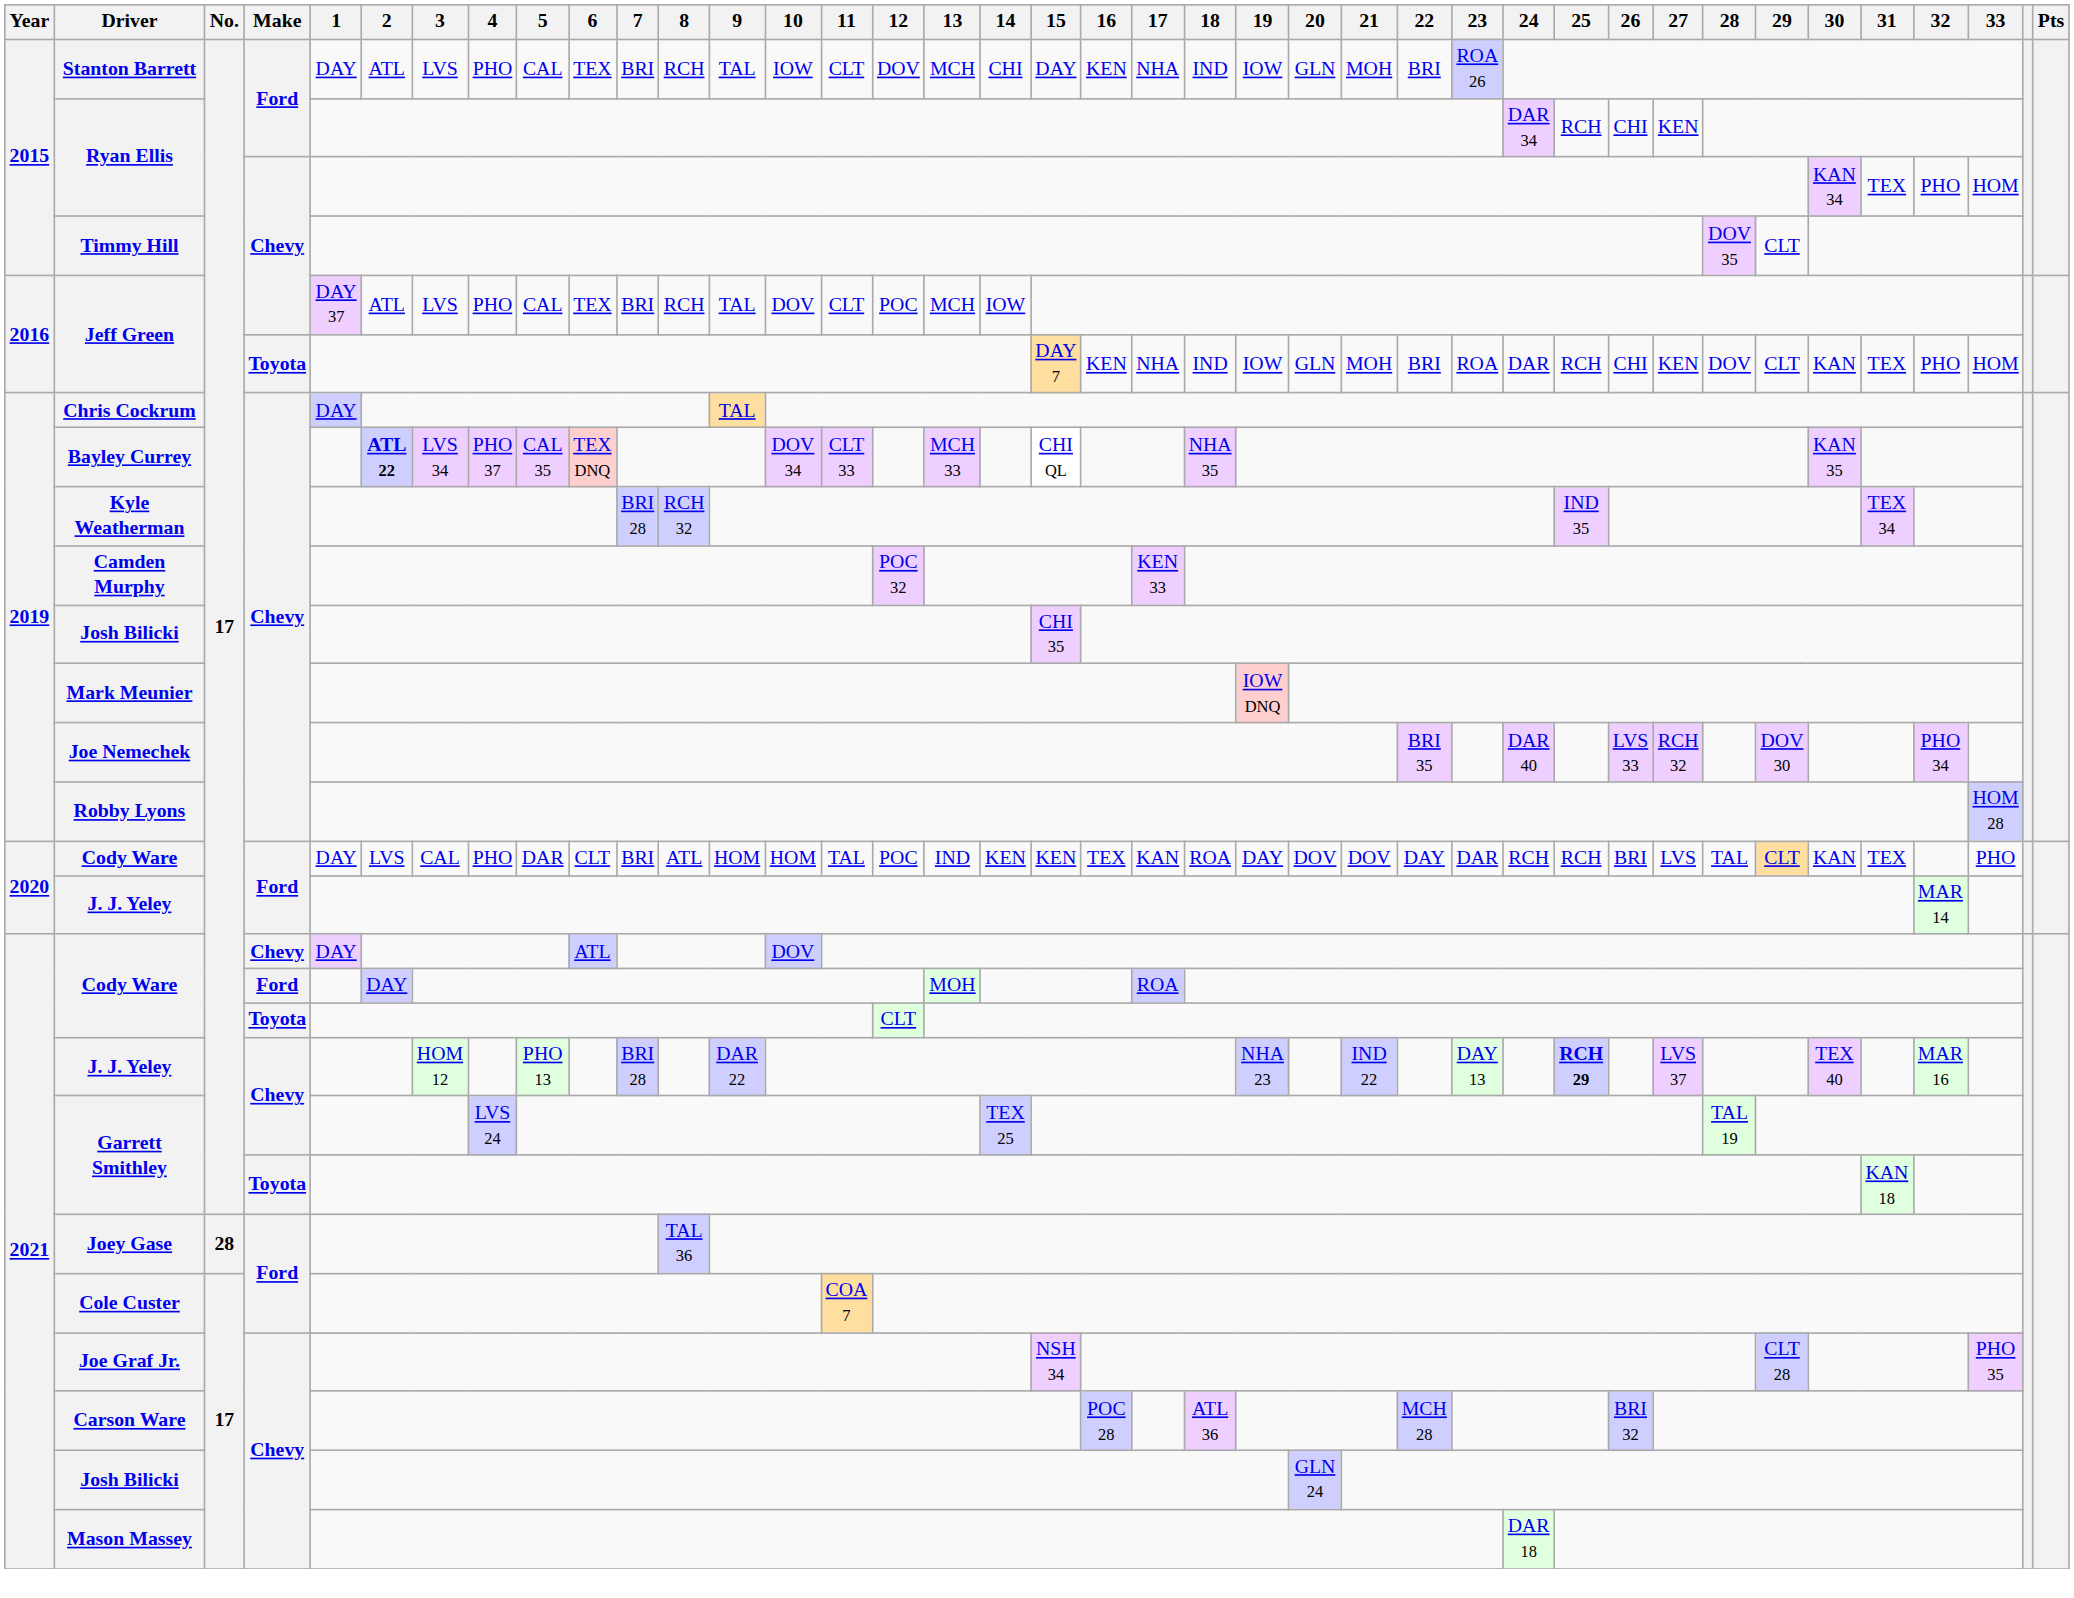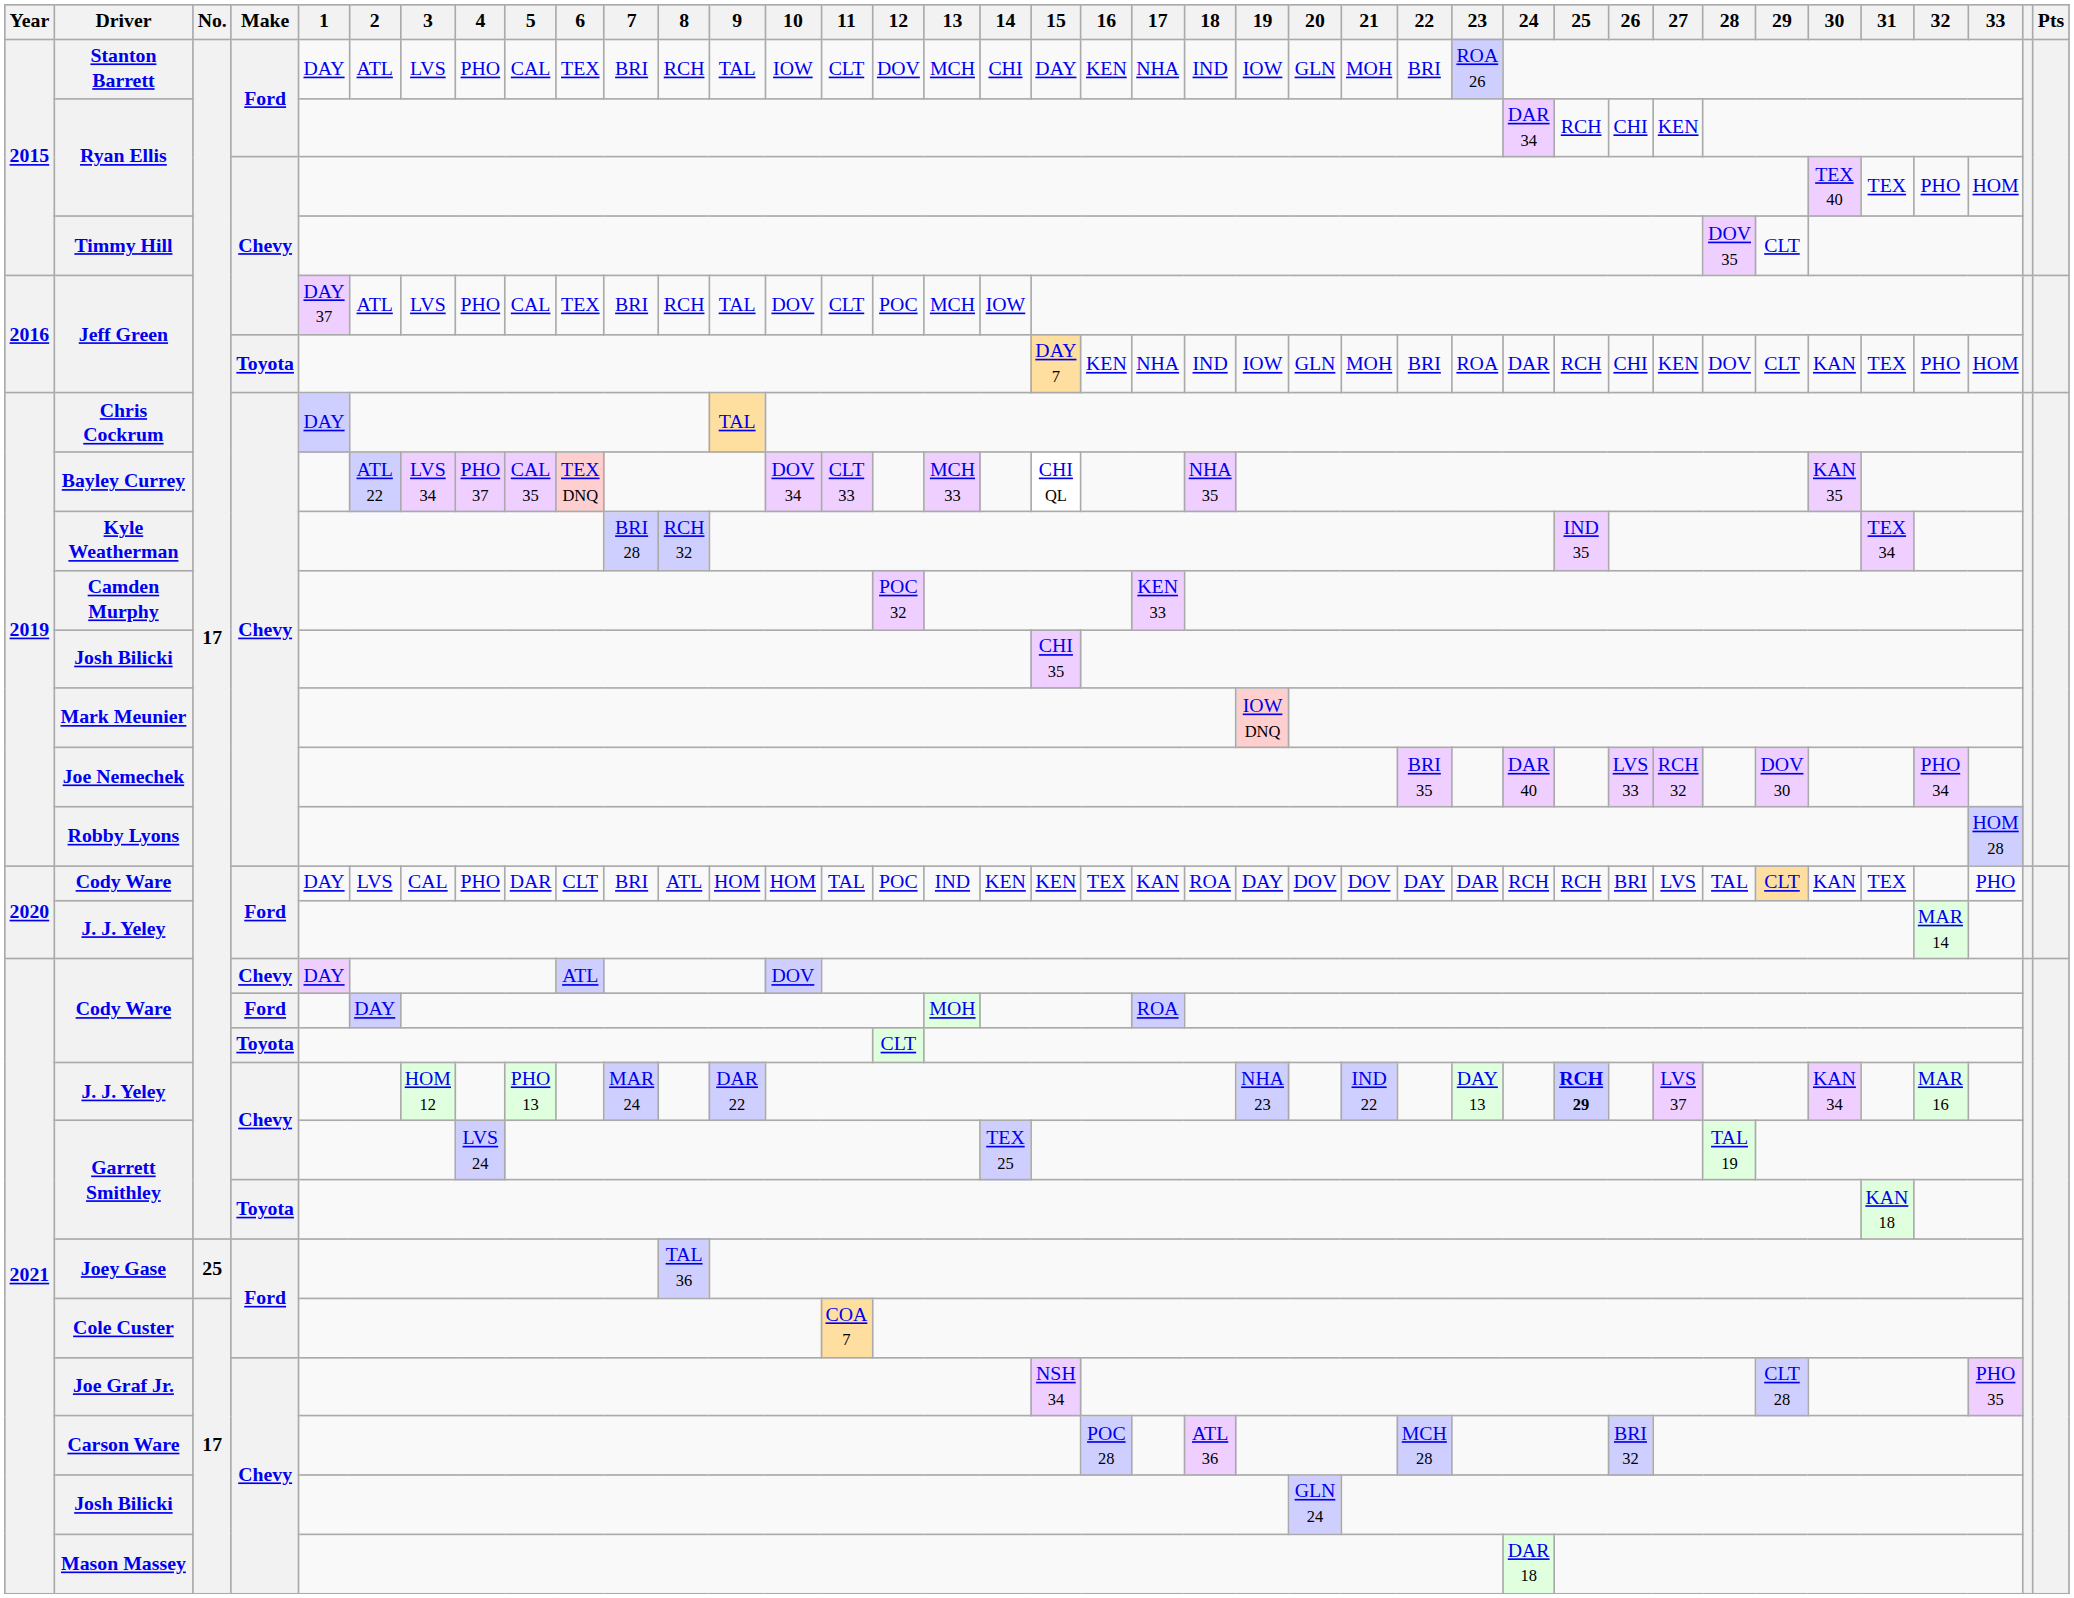(1834, 185) KAN 34 -> (1834, 185) TEX 40
(387, 456) bold -> (375, 480) normal
(638, 1065) BRI 28 -> (632, 1090) MAR 24
(1834, 1065) TEX 40 -> (1834, 1090) KAN 34
(224, 1243) 28 -> (212, 1268) 25
